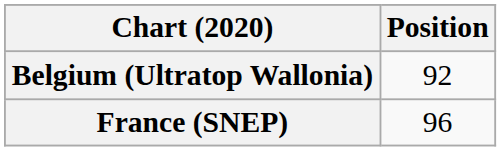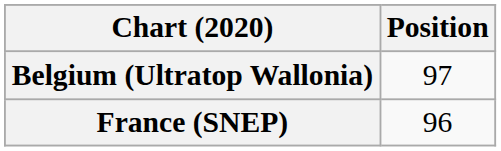(438, 74) 92 -> (438, 74) 97
